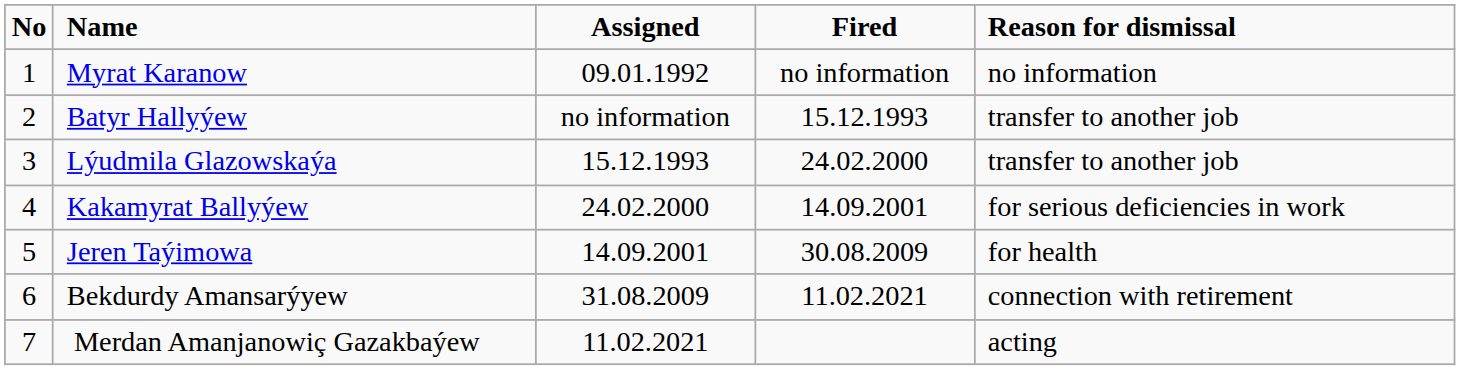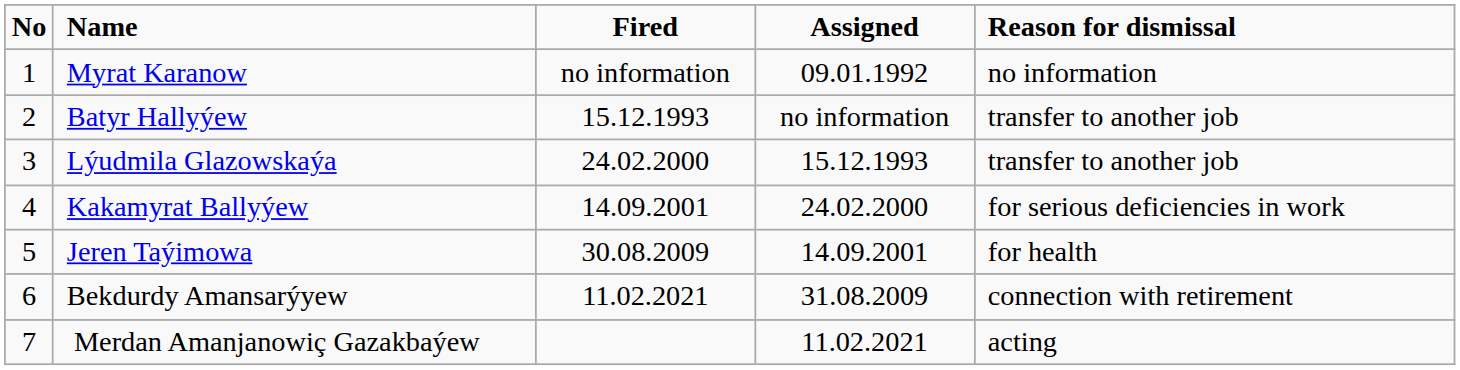columns swapped: (645, 26) <-> (865, 26)
